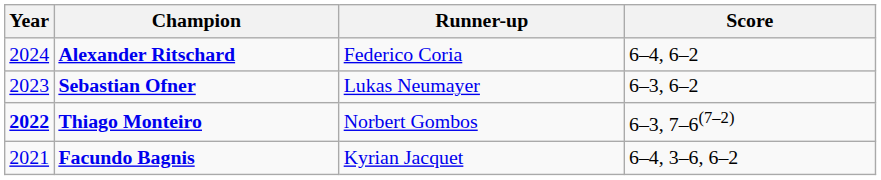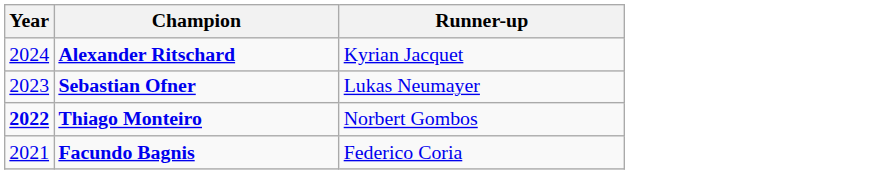- column: (750, 21)
(403, 54) Federico Coria -> (404, 54) Kyrian Jacquet
(404, 157) Kyrian Jacquet -> (403, 152) Federico Coria
